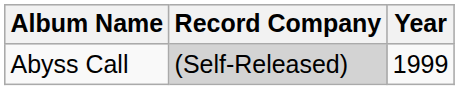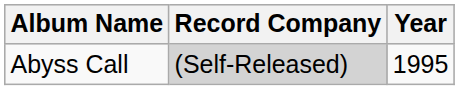(421, 63) 1999 -> (421, 63) 1995
